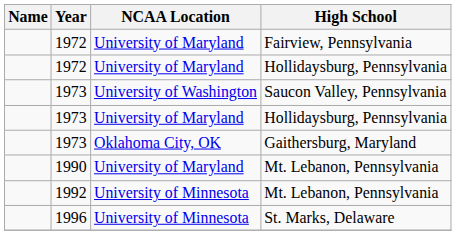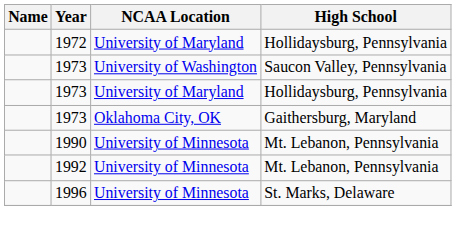- row: (71, 42)
(169, 167) University of Maryland -> (171, 142) University of Minnesota
